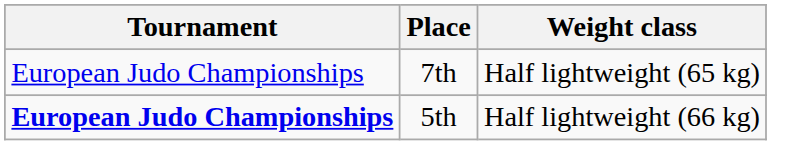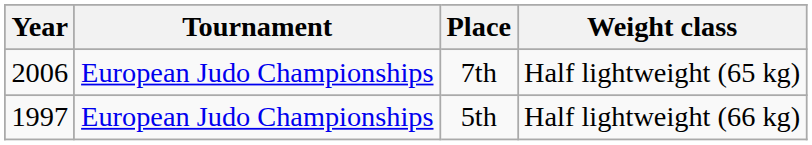+ column: (40, 26)
(202, 116) bold -> (257, 116) normal
